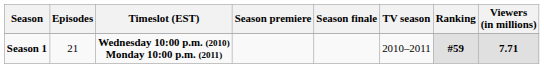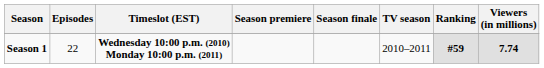(73, 48) 21 -> (73, 48) 22
(509, 48) 7.71 -> (509, 48) 7.74
